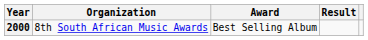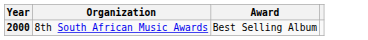- column: (339, 12)
